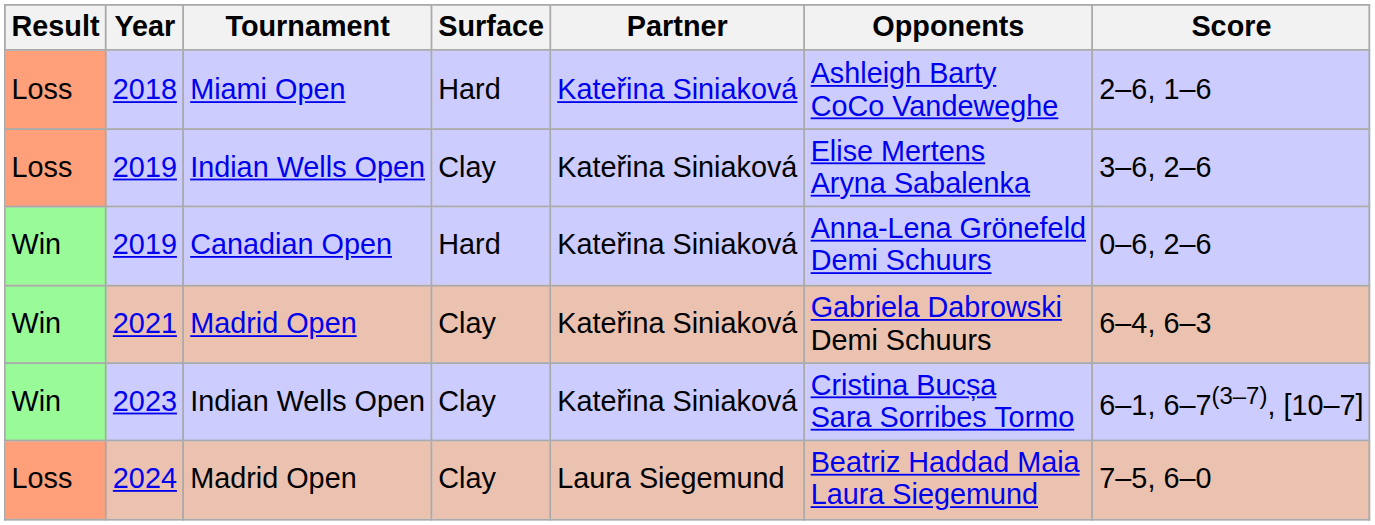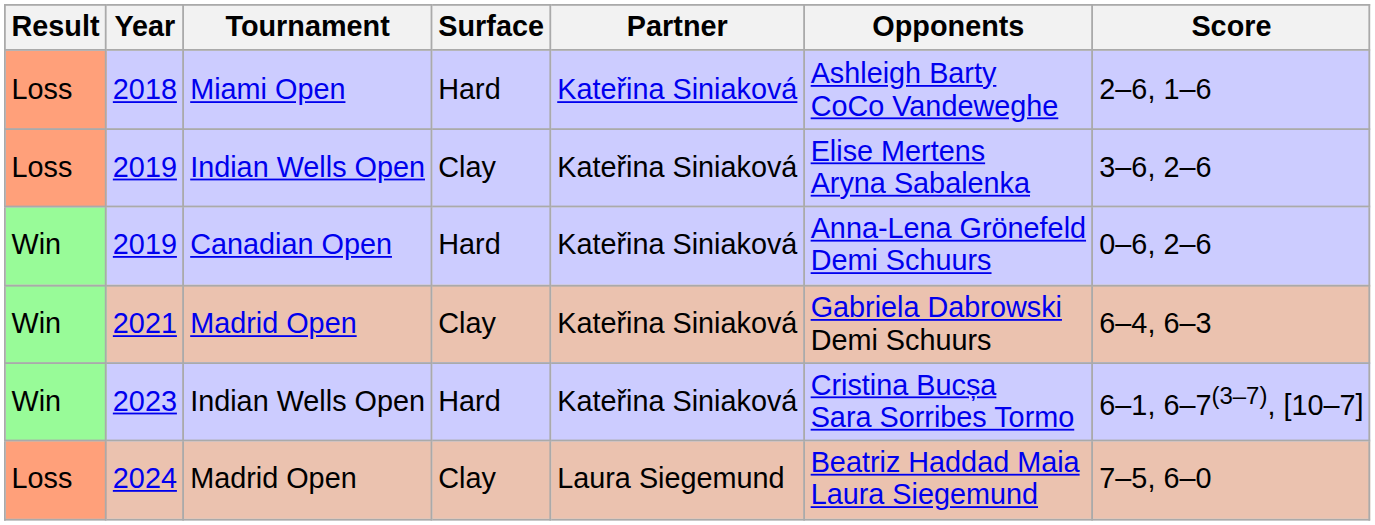(467, 401) Clay -> (469, 401) Hard
